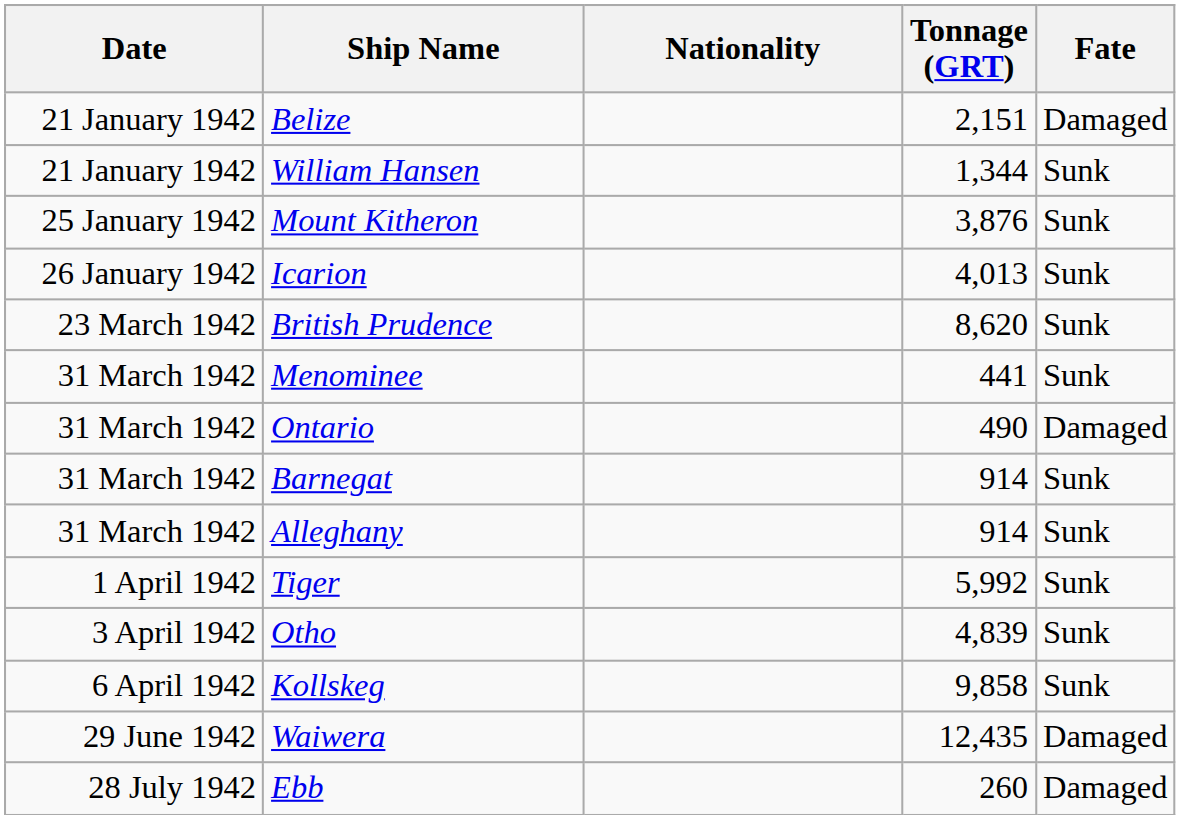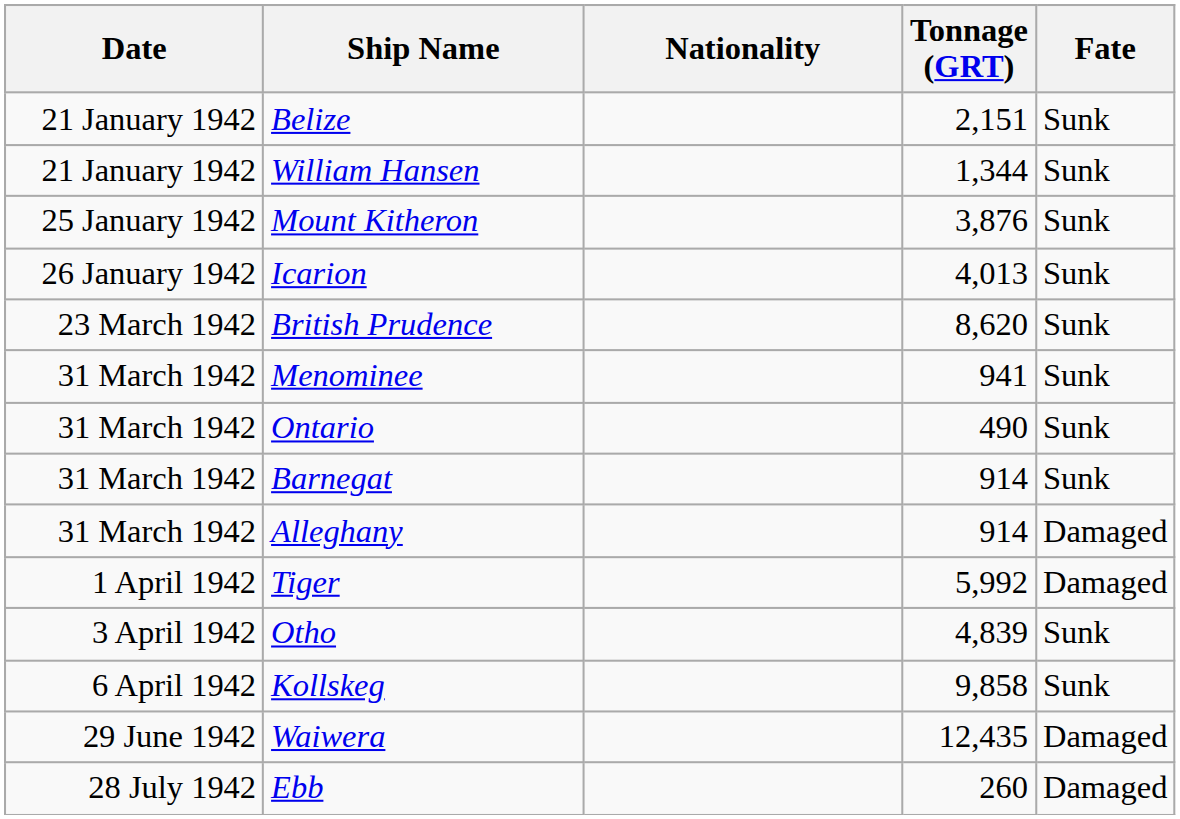(1105, 118) Damaged -> (1076, 118) Sunk
(1004, 375) 441 -> (1004, 375) 941
(1105, 427) Damaged -> (1076, 427) Sunk
(1076, 530) Sunk -> (1105, 530) Damaged
(1076, 581) Sunk -> (1105, 581) Damaged
